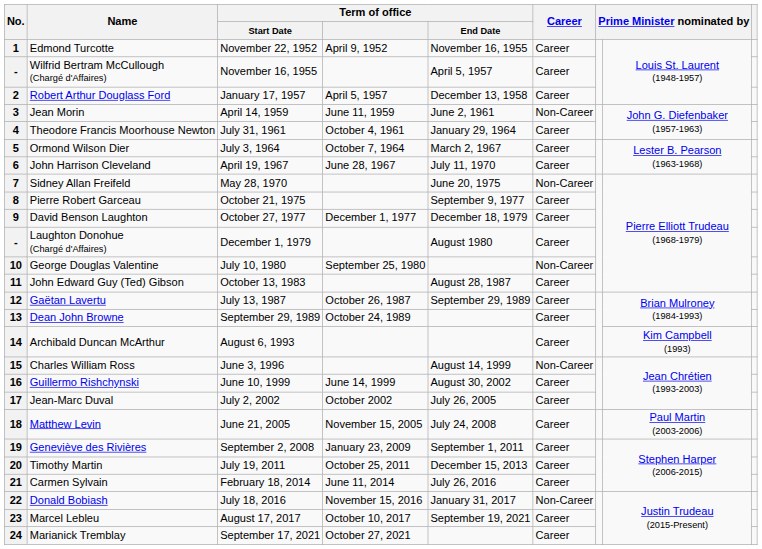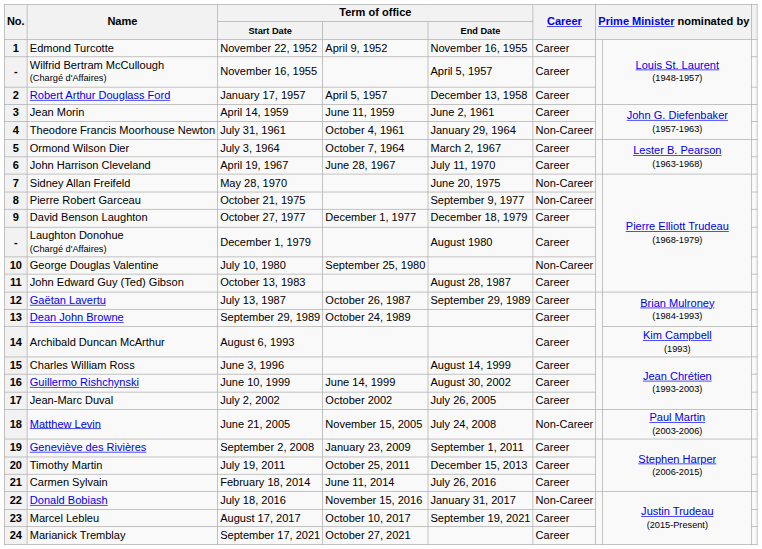(564, 113) Non-Career -> (552, 113) Career
(552, 130) Career -> (564, 130) Non-Career
(552, 200) Career -> (564, 200) Non-Career
(564, 365) Non-Career -> (552, 365) Career
(552, 424) Career -> (564, 424) Non-Career
